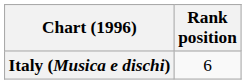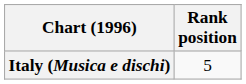(208, 65) 6 -> (208, 65) 5
